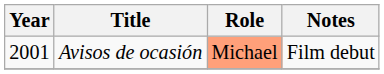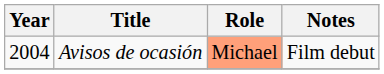(29, 52) 2001 -> (29, 52) 2004
